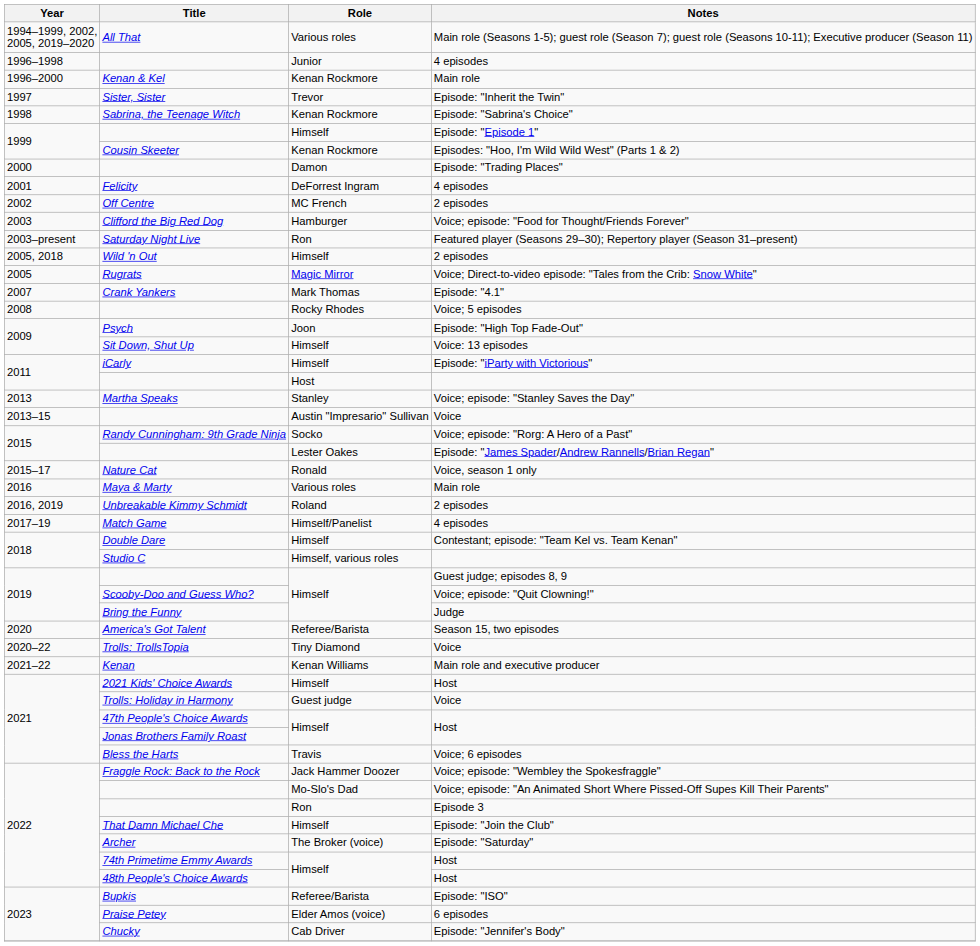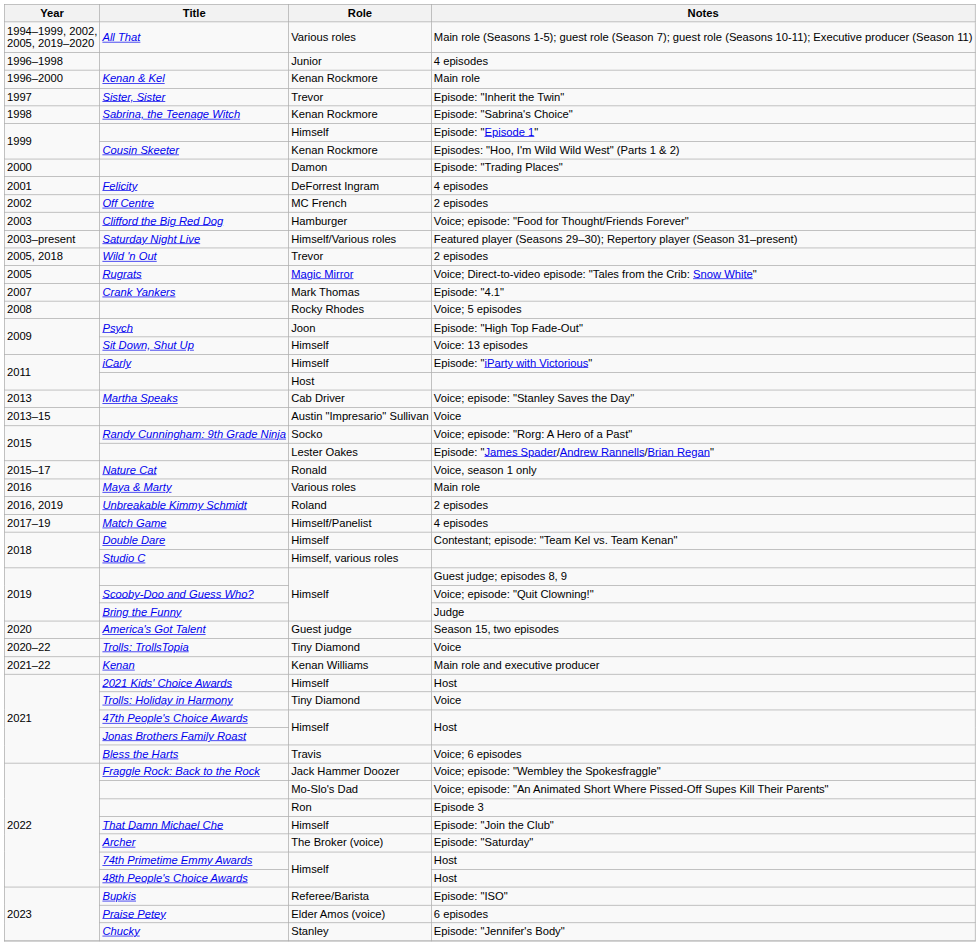(302, 239) Ron -> (344, 239) Himself/Various roles
(310, 256) Himself -> (307, 256) Trevor
(310, 398) Stanley -> (318, 398) Cab Driver
(330, 629) Referee/Barista -> (321, 629) Guest judge
(321, 700) Guest judge -> (326, 700) Tiny Diamond
(318, 931) Cab Driver -> (310, 931) Stanley
